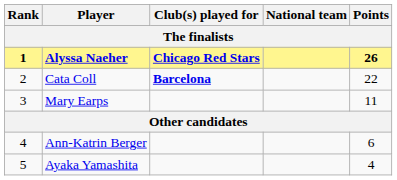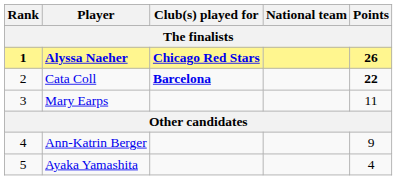(371, 79) normal -> (371, 79) bold
(371, 143) 6 -> (371, 143) 9
